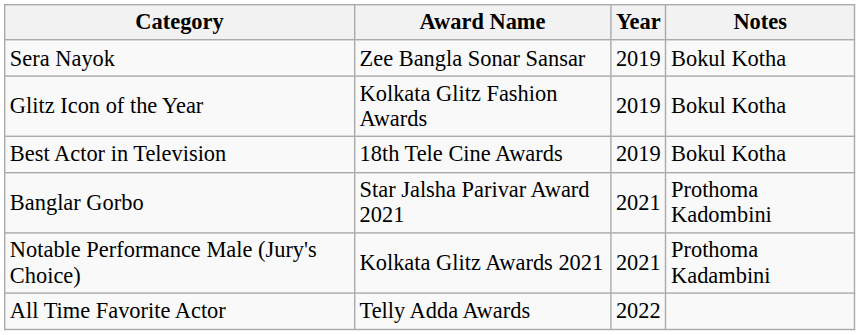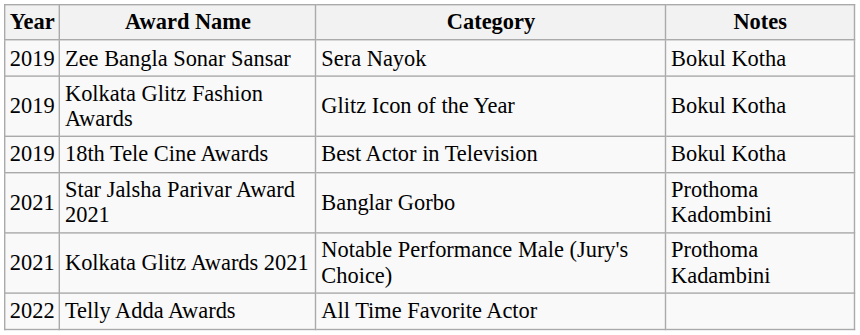columns swapped: (638, 22) <-> (180, 22)
